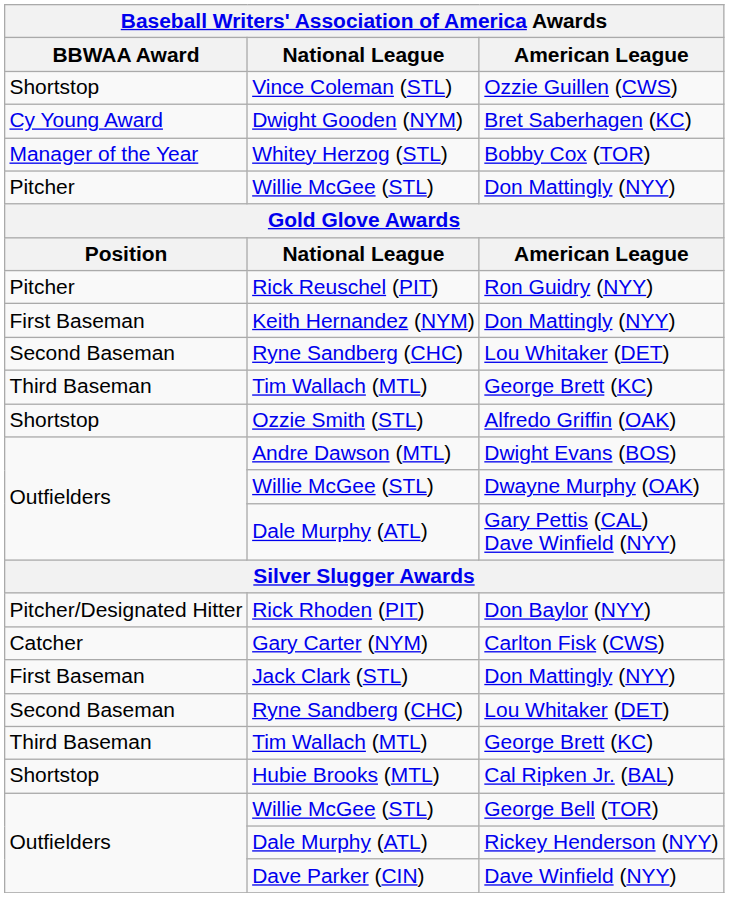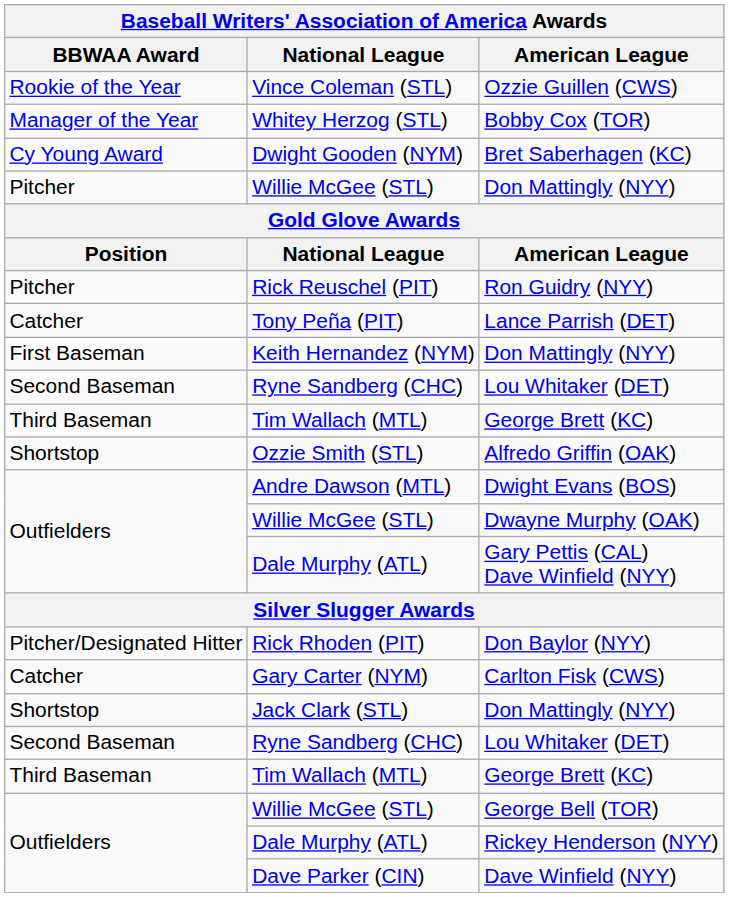(54, 87) Shortstop -> (95, 87) Rookie of the Year
rows swapped: (358, 120) <-> (350, 154)
+ row: (328, 320)
(77, 676) First Baseman -> (54, 709) Shortstop
- row: (346, 776)
